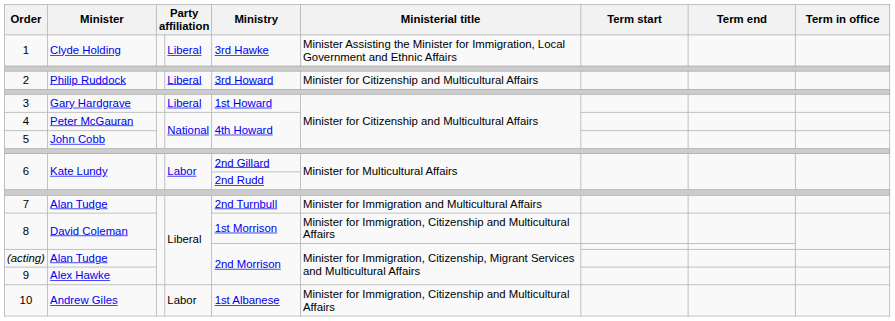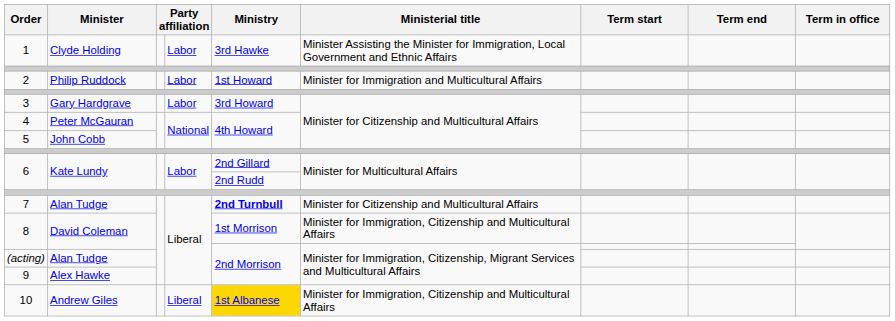(184, 50) Liberal -> (182, 50) Labor
(184, 80) Liberal -> (182, 80) Labor
(244, 80) 3rd Howard -> (243, 80) 1st Howard
(421, 80) Minister for Citizenship and Multicultural Affairs -> (423, 80) Minister for Immigration and Multicultural Affairs
(184, 103) Liberal -> (182, 103) Labor
(243, 103) 1st Howard -> (244, 103) 3rd Howard
(246, 204) normal -> (249, 204) bold
(423, 204) Minister for Immigration and Multicultural Affairs -> (421, 204) Minister for Citizenship and Multicultural Affairs
(182, 300) Labor -> (184, 300) Liberal
(247, 300) no background -> (247, 300) gold background
